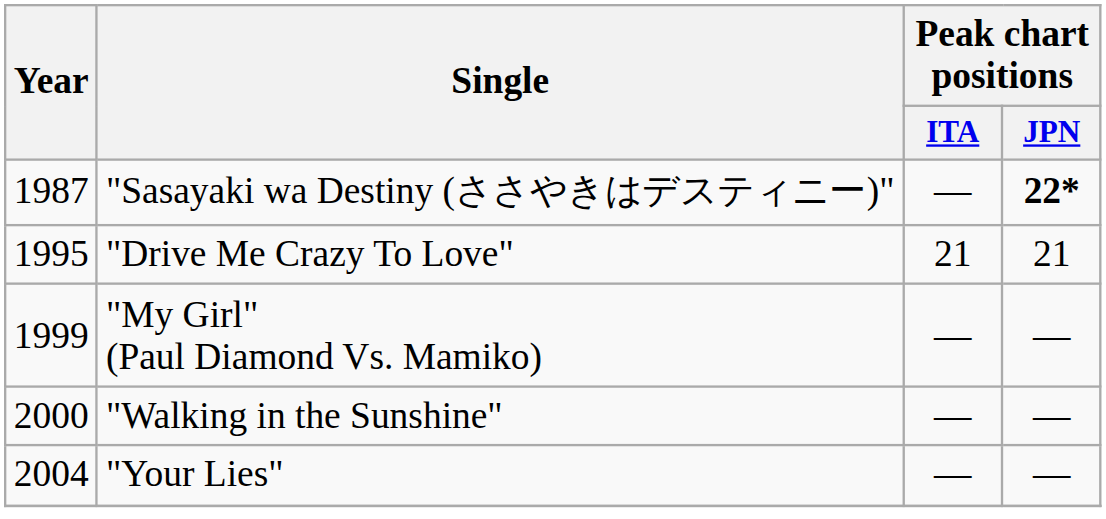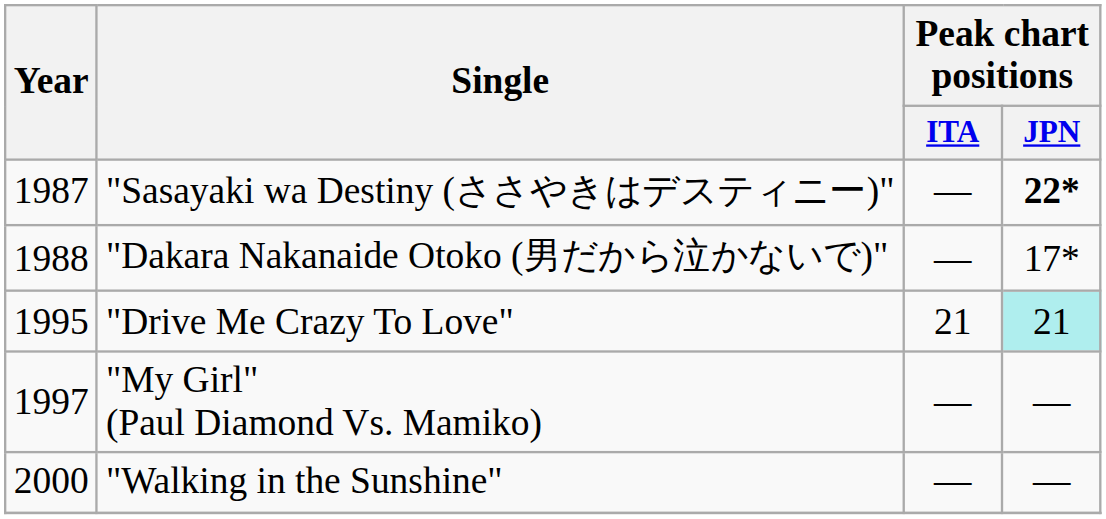+ row: (497, 256)
(1052, 254) no background -> (1052, 320) paleturquoise background
(51, 334) 1999 -> (51, 401) 1997
- row: (195, 474)
